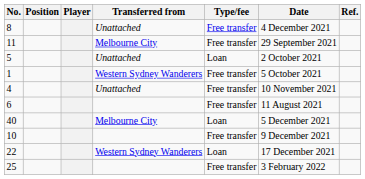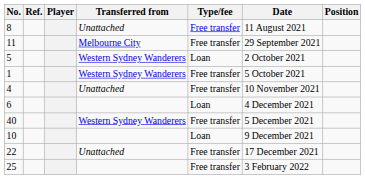columns swapped: (42, 12) <-> (350, 12)
(296, 27) 4 December 2021 -> (275, 27) 11 August 2021
(118, 58) Unattached -> (132, 58) Western Sydney Wanderers
(232, 105) Free transfer -> (200, 105) Loan
(292, 105) 11 August 2021 -> (279, 105) 4 December 2021
(126, 120) Melbourne City -> (132, 120) Western Sydney Wanderers
(217, 120) Loan -> (215, 120) Free transfer
(232, 136) Free transfer -> (200, 136) Loan
(149, 151) Western Sydney Wanderers -> (101, 151) Unattached
(217, 151) Loan -> (215, 151) Free transfer
